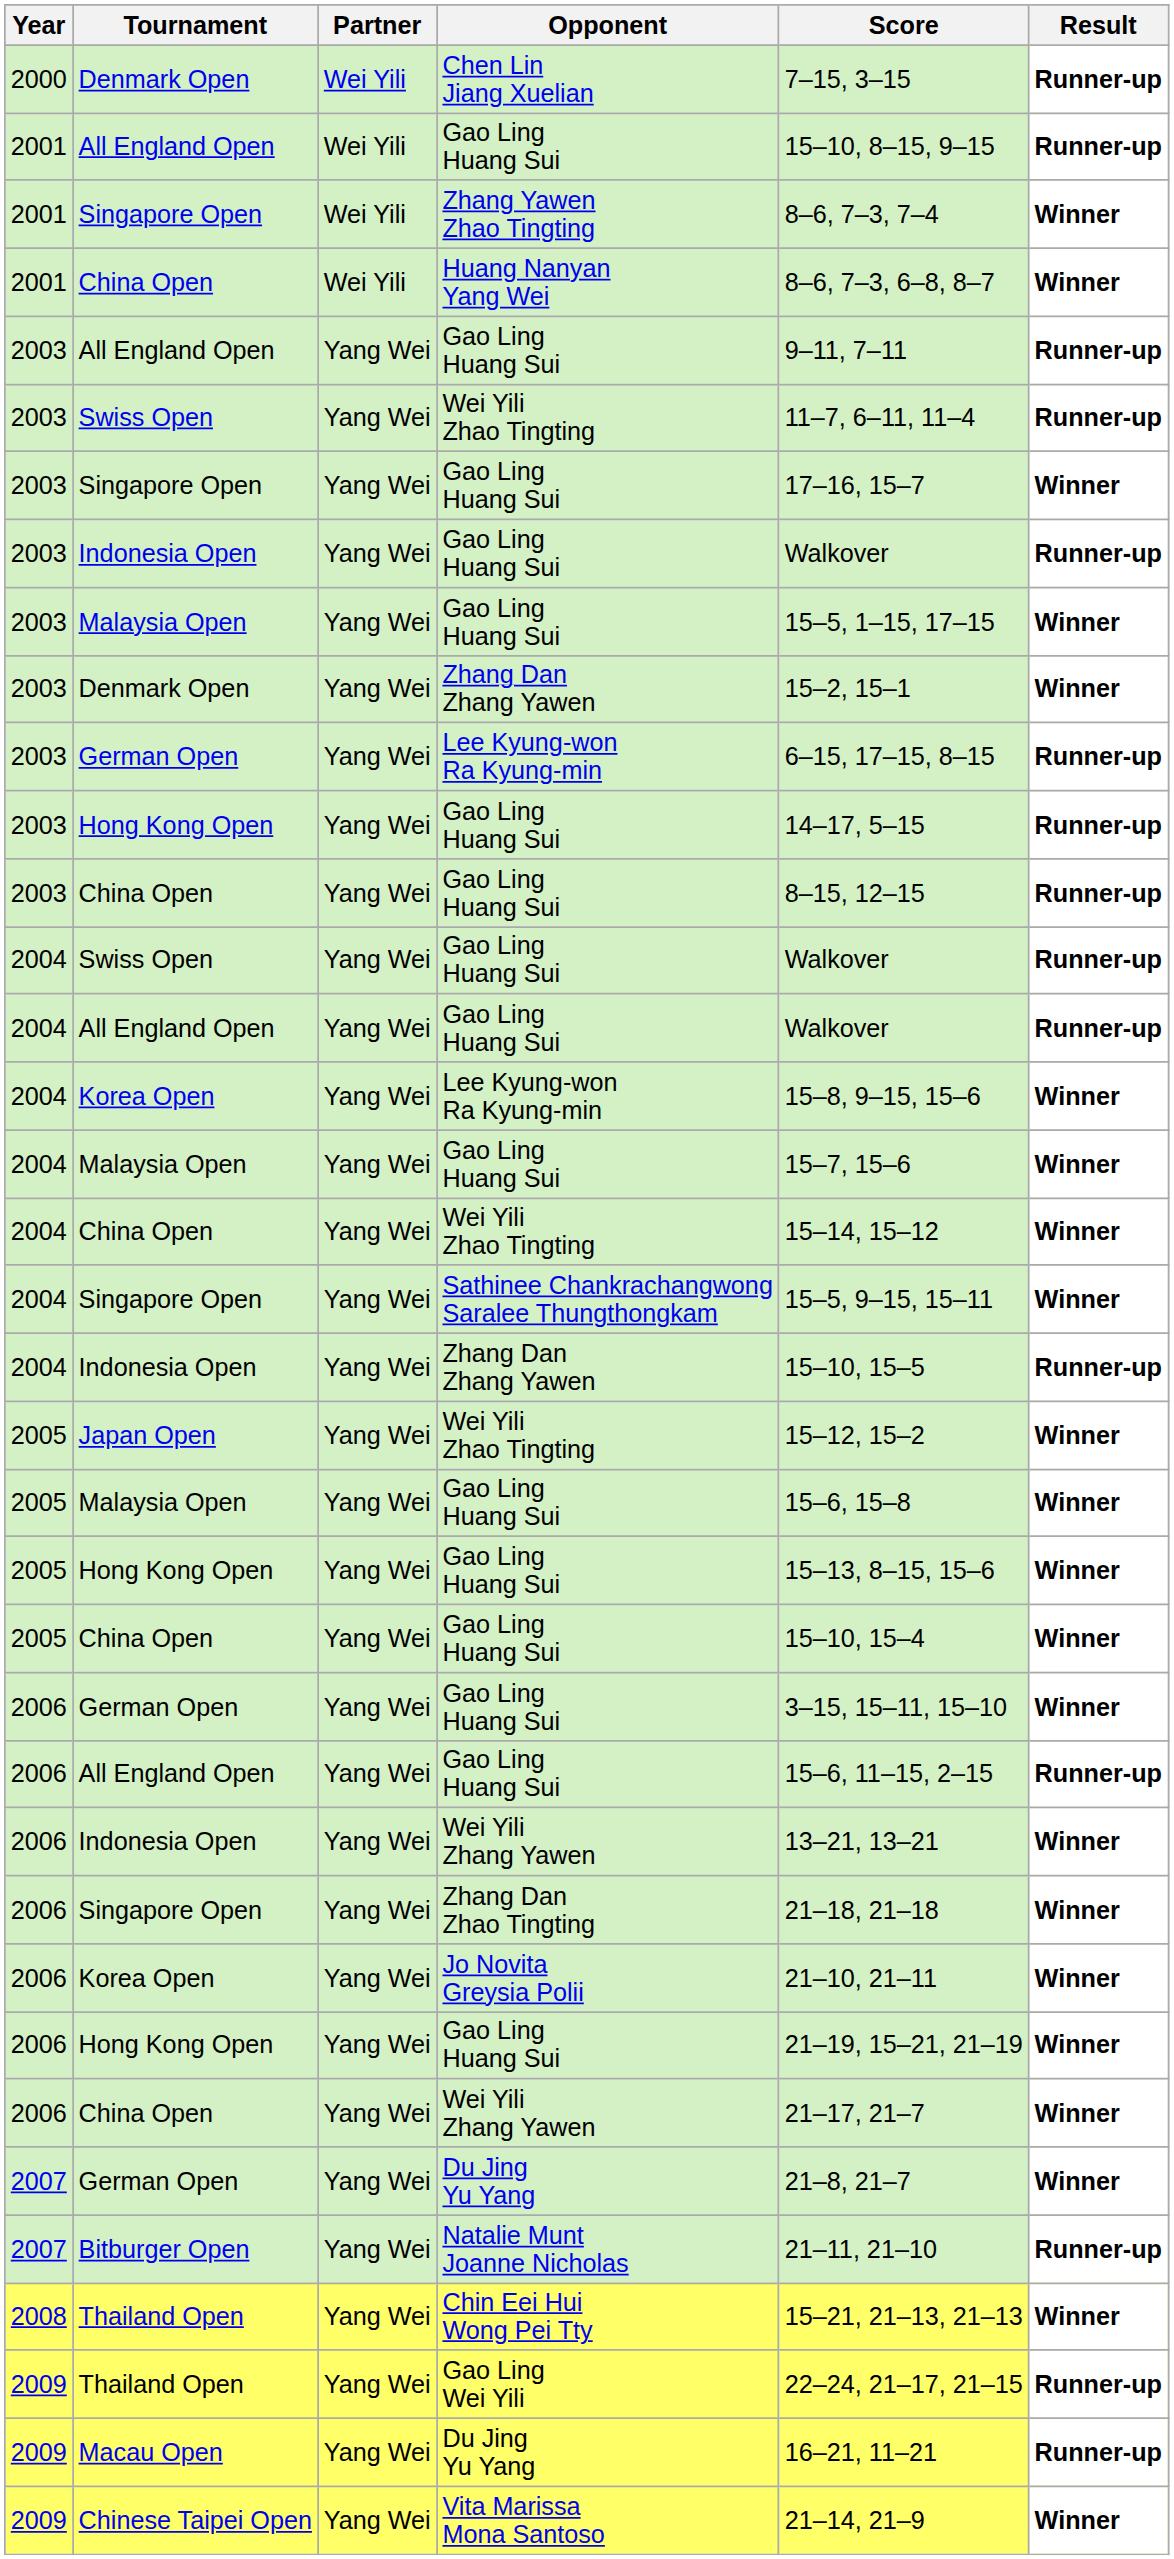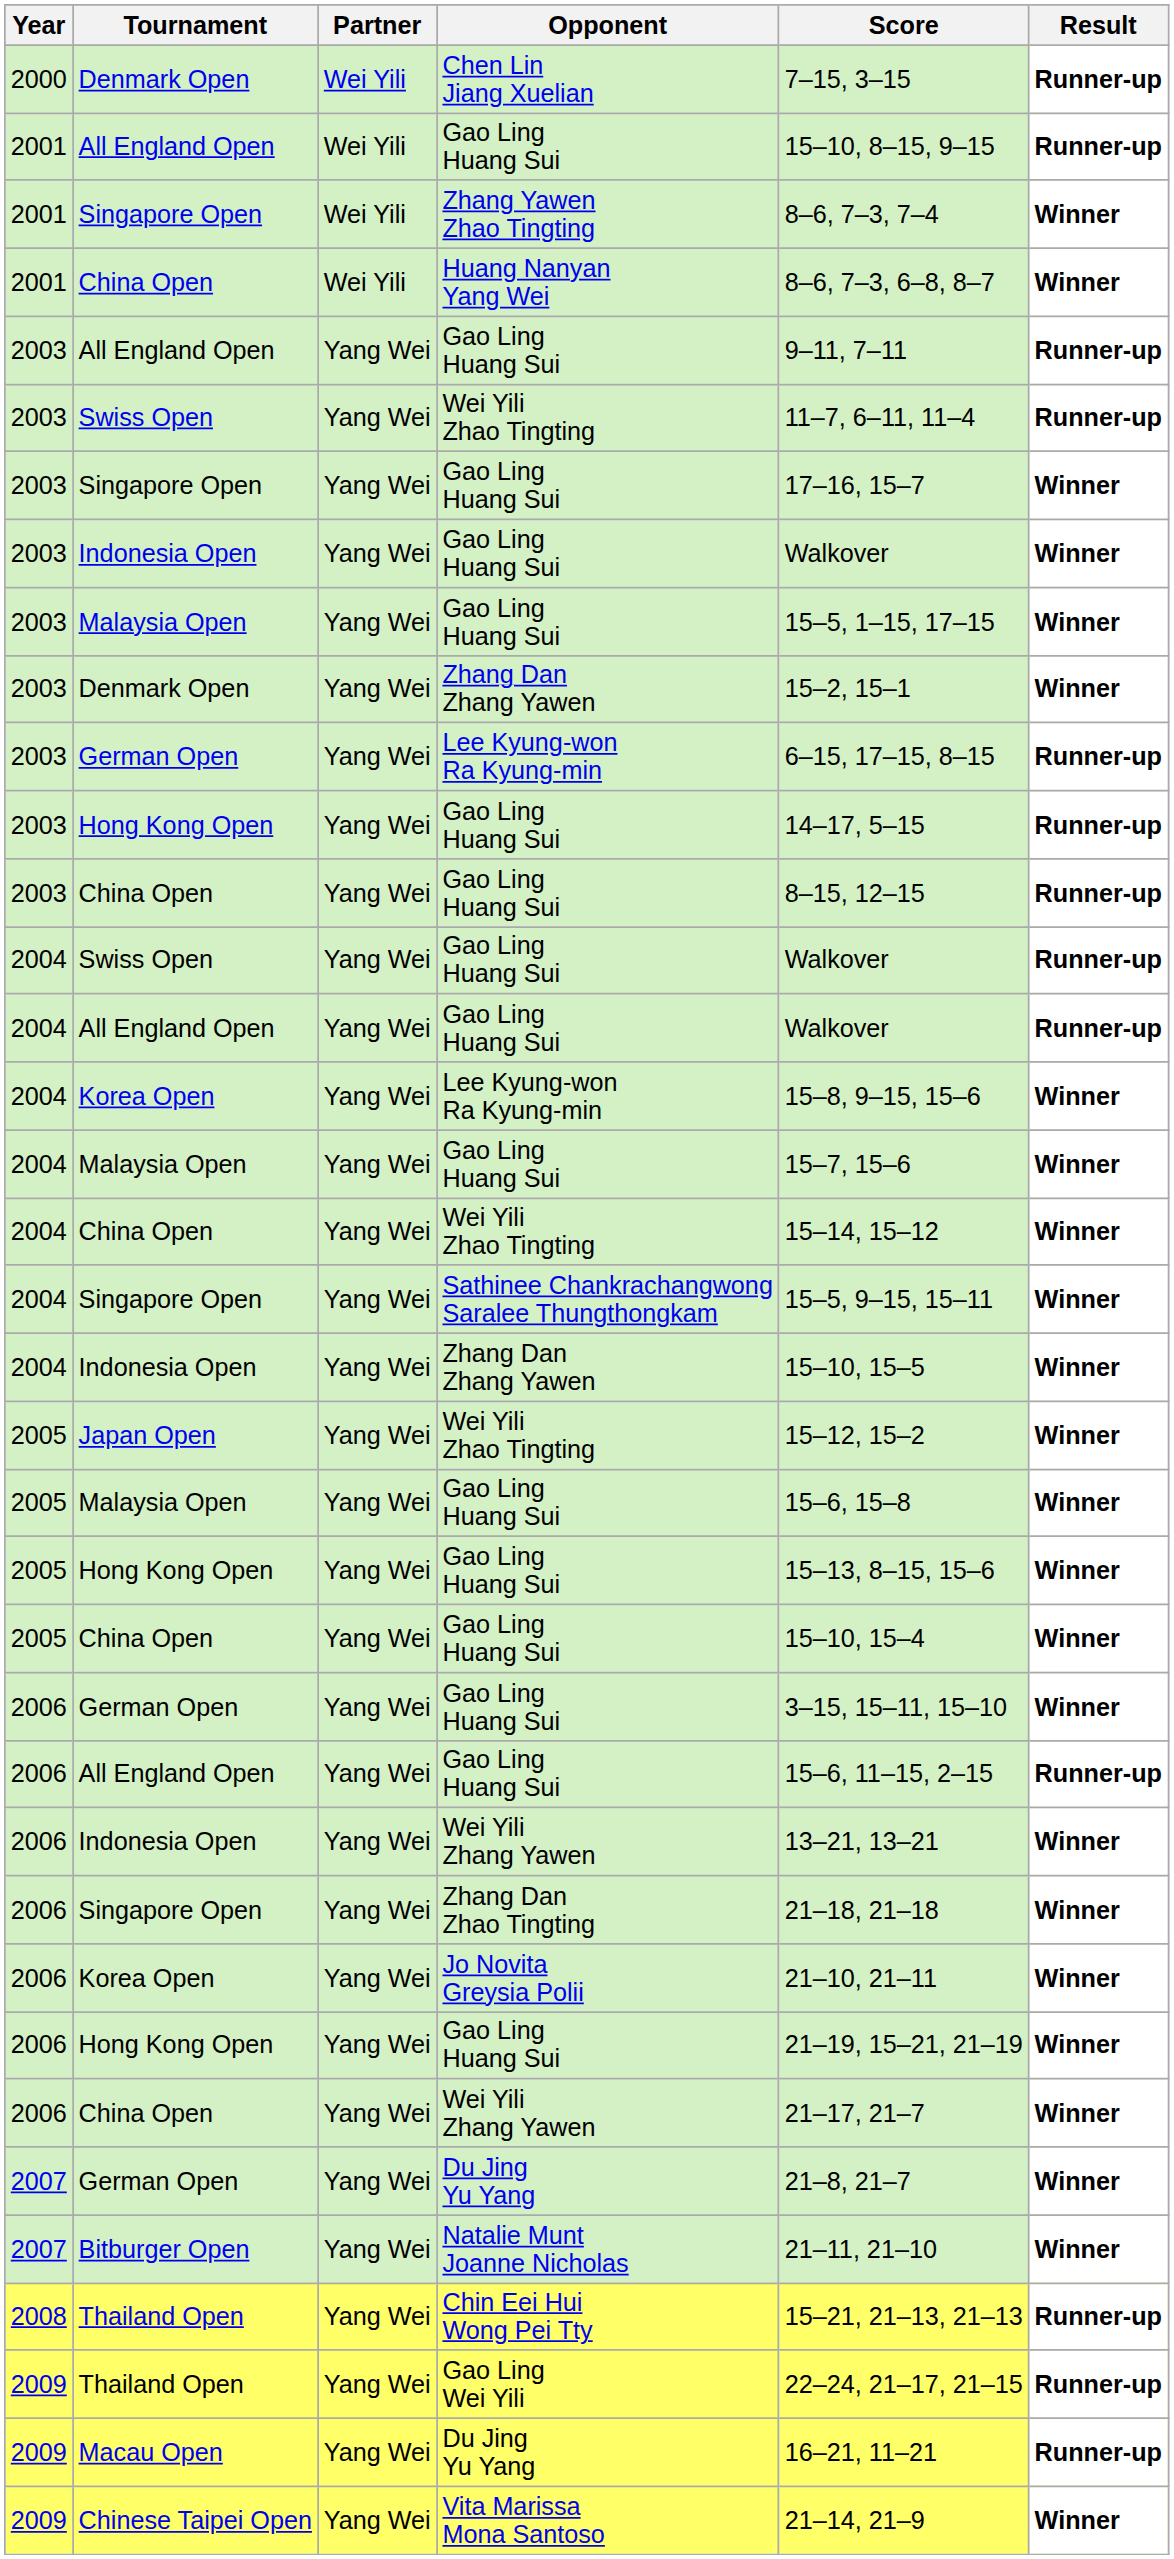(1098, 554) Runner-up -> (1077, 554) Winner
(1098, 1367) Runner-up -> (1077, 1367) Winner
(1098, 2249) Runner-up -> (1077, 2249) Winner
(1077, 2317) Winner -> (1098, 2317) Runner-up
